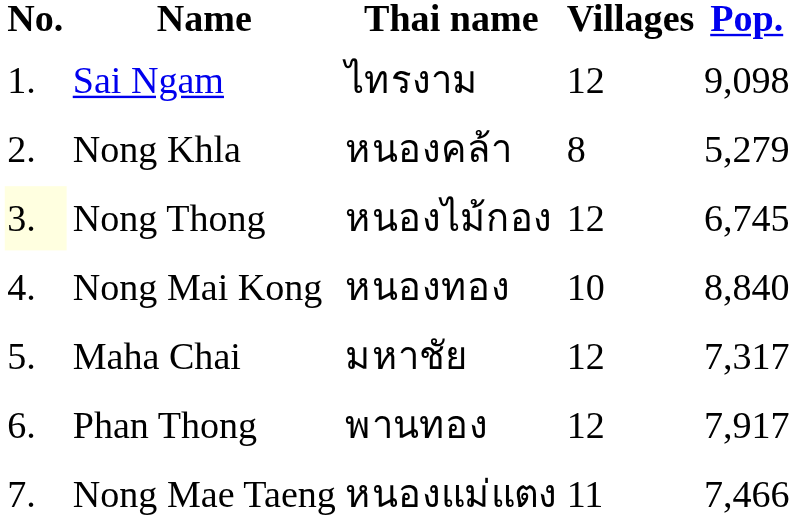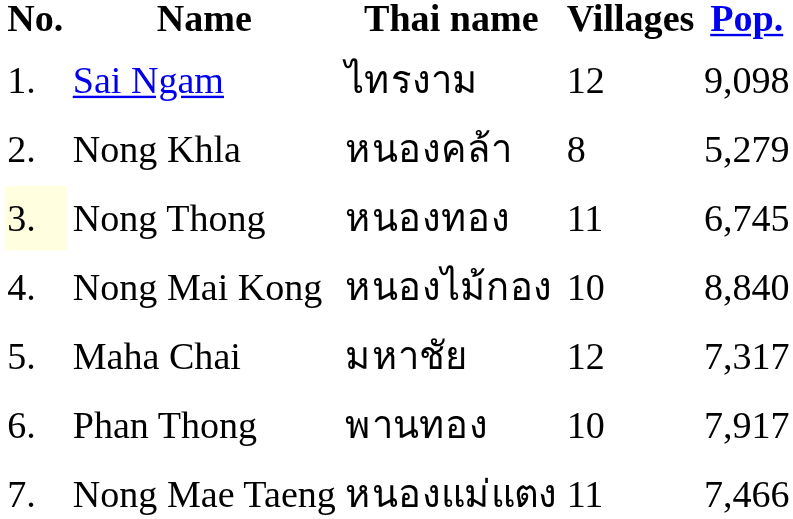(449, 218) หนองไม้กอง -> (428, 218) หนองทอง
(586, 217) 12 -> (585, 217) 11
(428, 287) หนองทอง -> (449, 287) หนองไม้กอง
(586, 424) 12 -> (586, 424) 10
